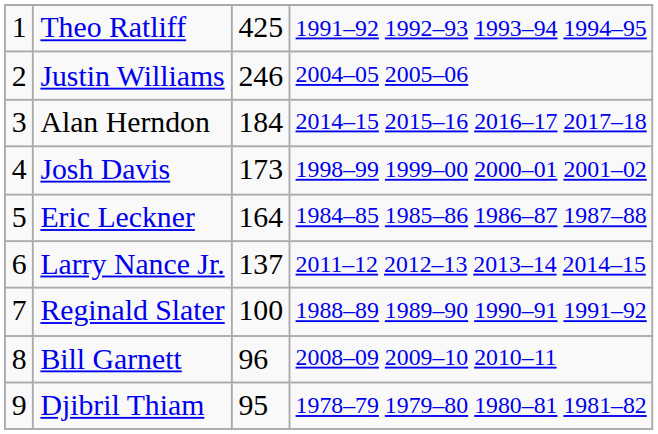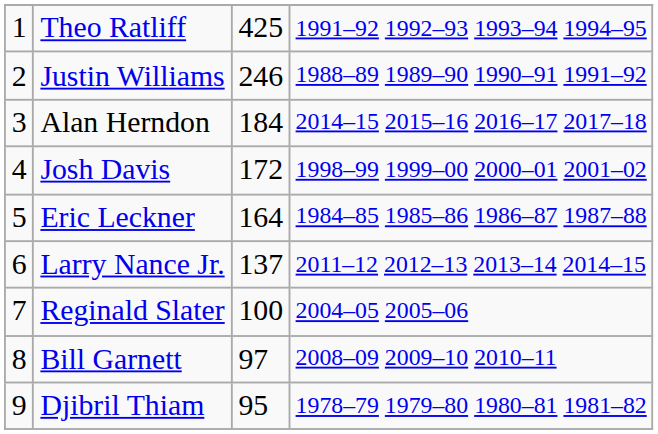(382, 75) 2004–05 2005–06 -> (471, 75) 1988–89 1989–90 1990–91 1991–92
(261, 169) 173 -> (261, 169) 172
(471, 311) 1988–89 1989–90 1990–91 1991–92 -> (382, 311) 2004–05 2005–06
(253, 358) 96 -> (253, 358) 97
